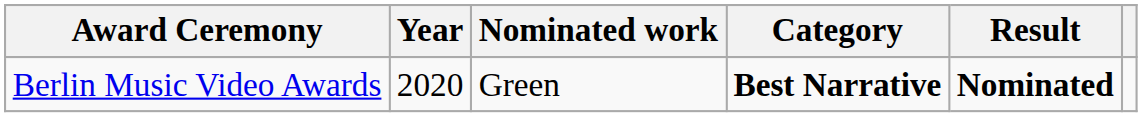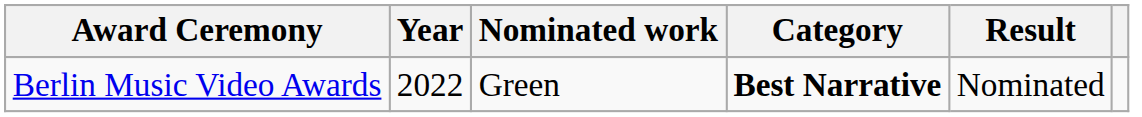(430, 83) 2020 -> (430, 83) 2022
(1035, 83) bold -> (1031, 83) normal
